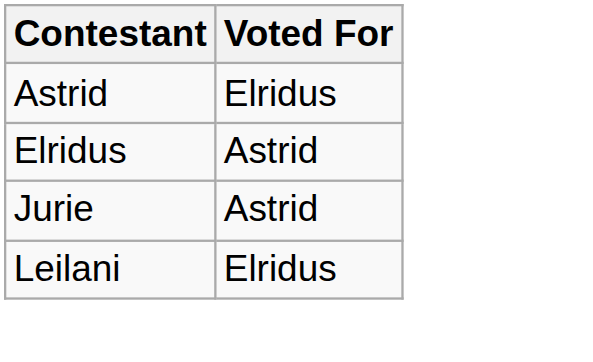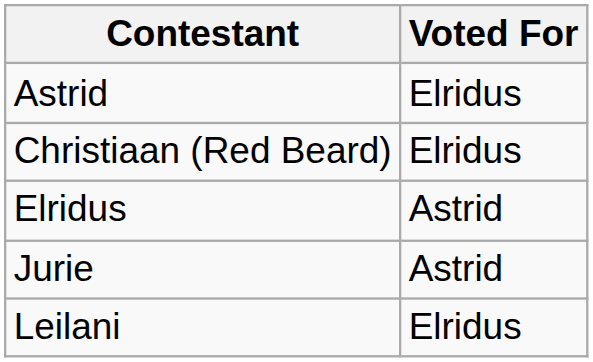+ row: (203, 151)
